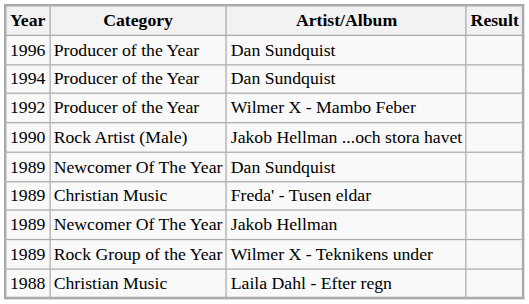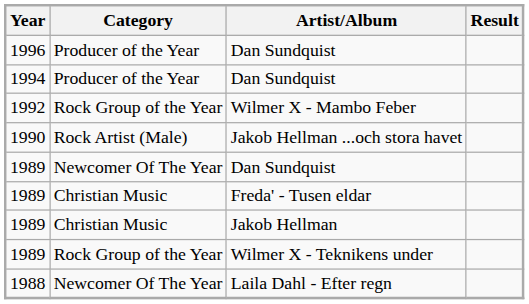(126, 108) Producer of the Year -> (138, 108) Rock Group of the Year
(138, 225) Newcomer Of The Year -> (110, 225) Christian Music
(110, 283) Christian Music -> (138, 283) Newcomer Of The Year
